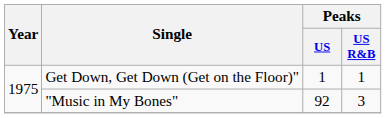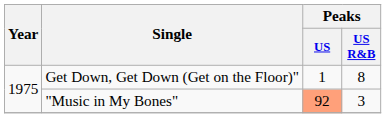(361, 77) 1 -> (361, 77) 8
(322, 101) no background -> (322, 101) lightsalmon background
